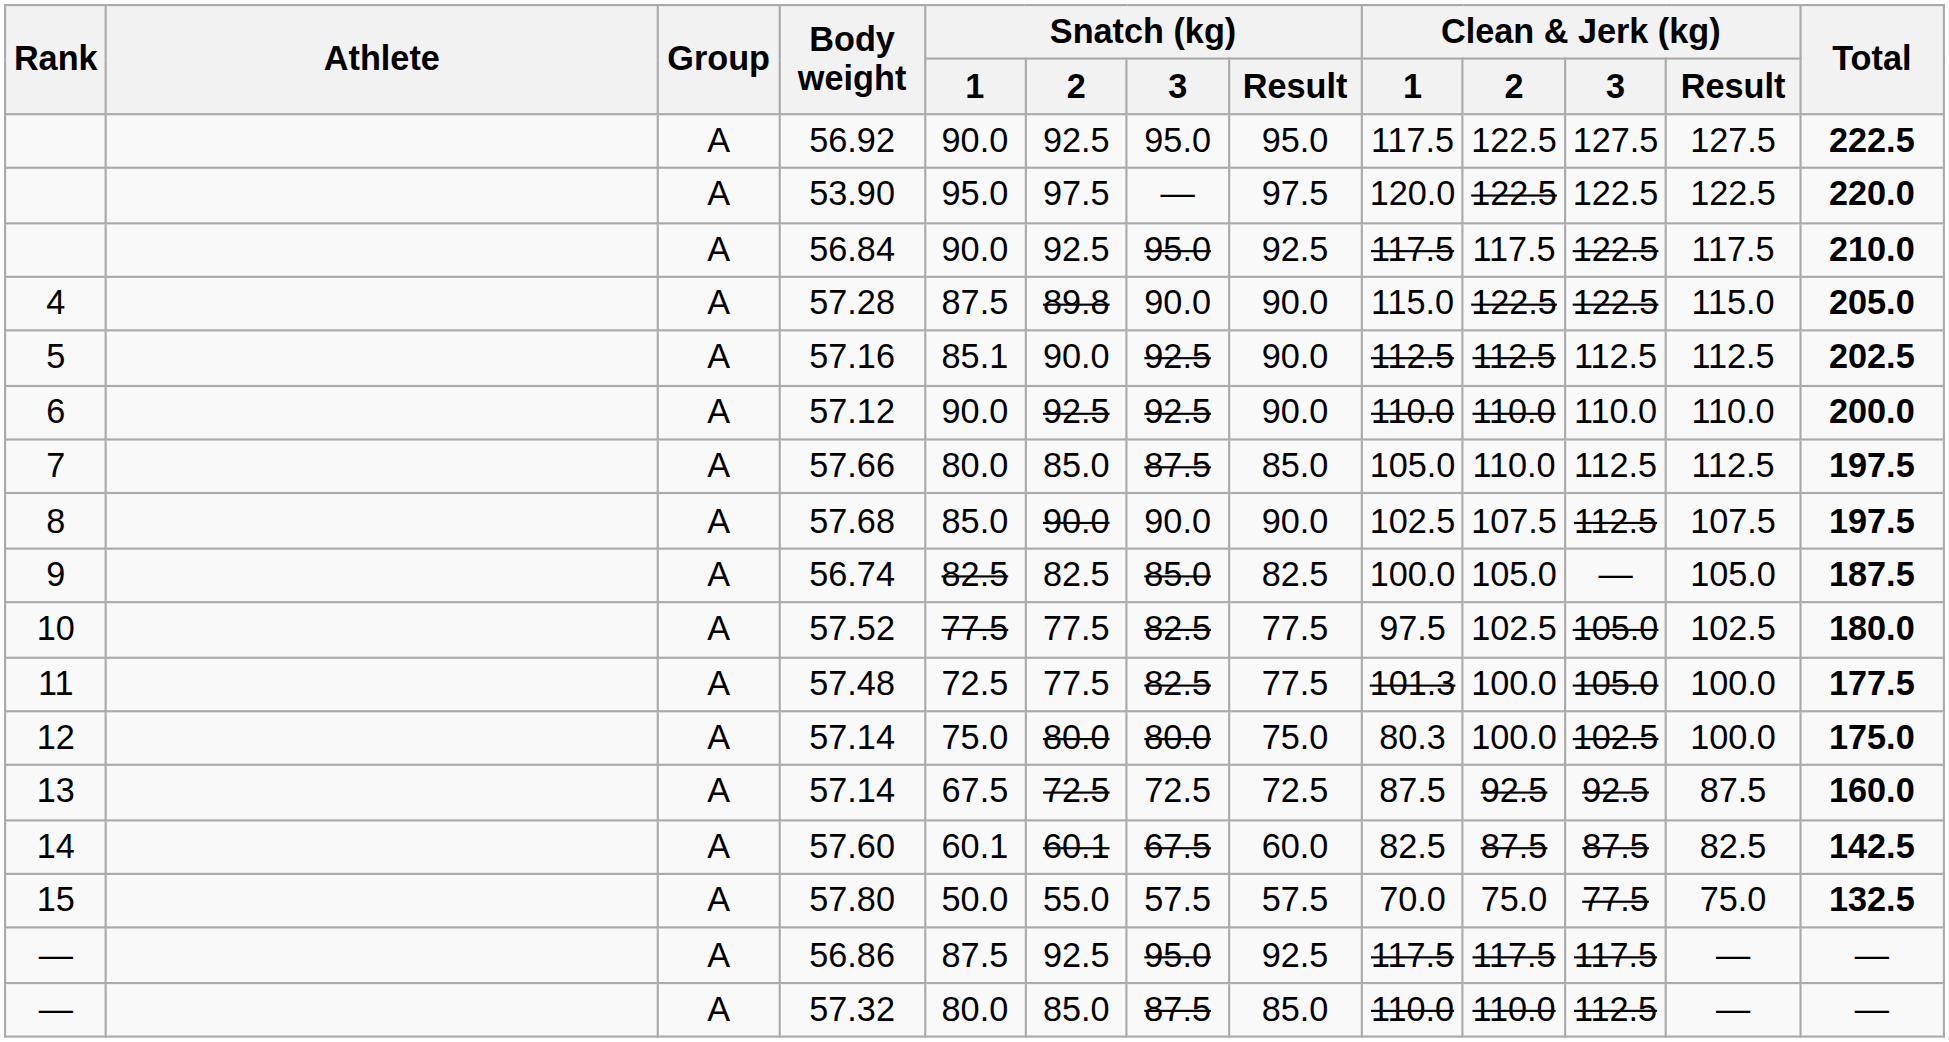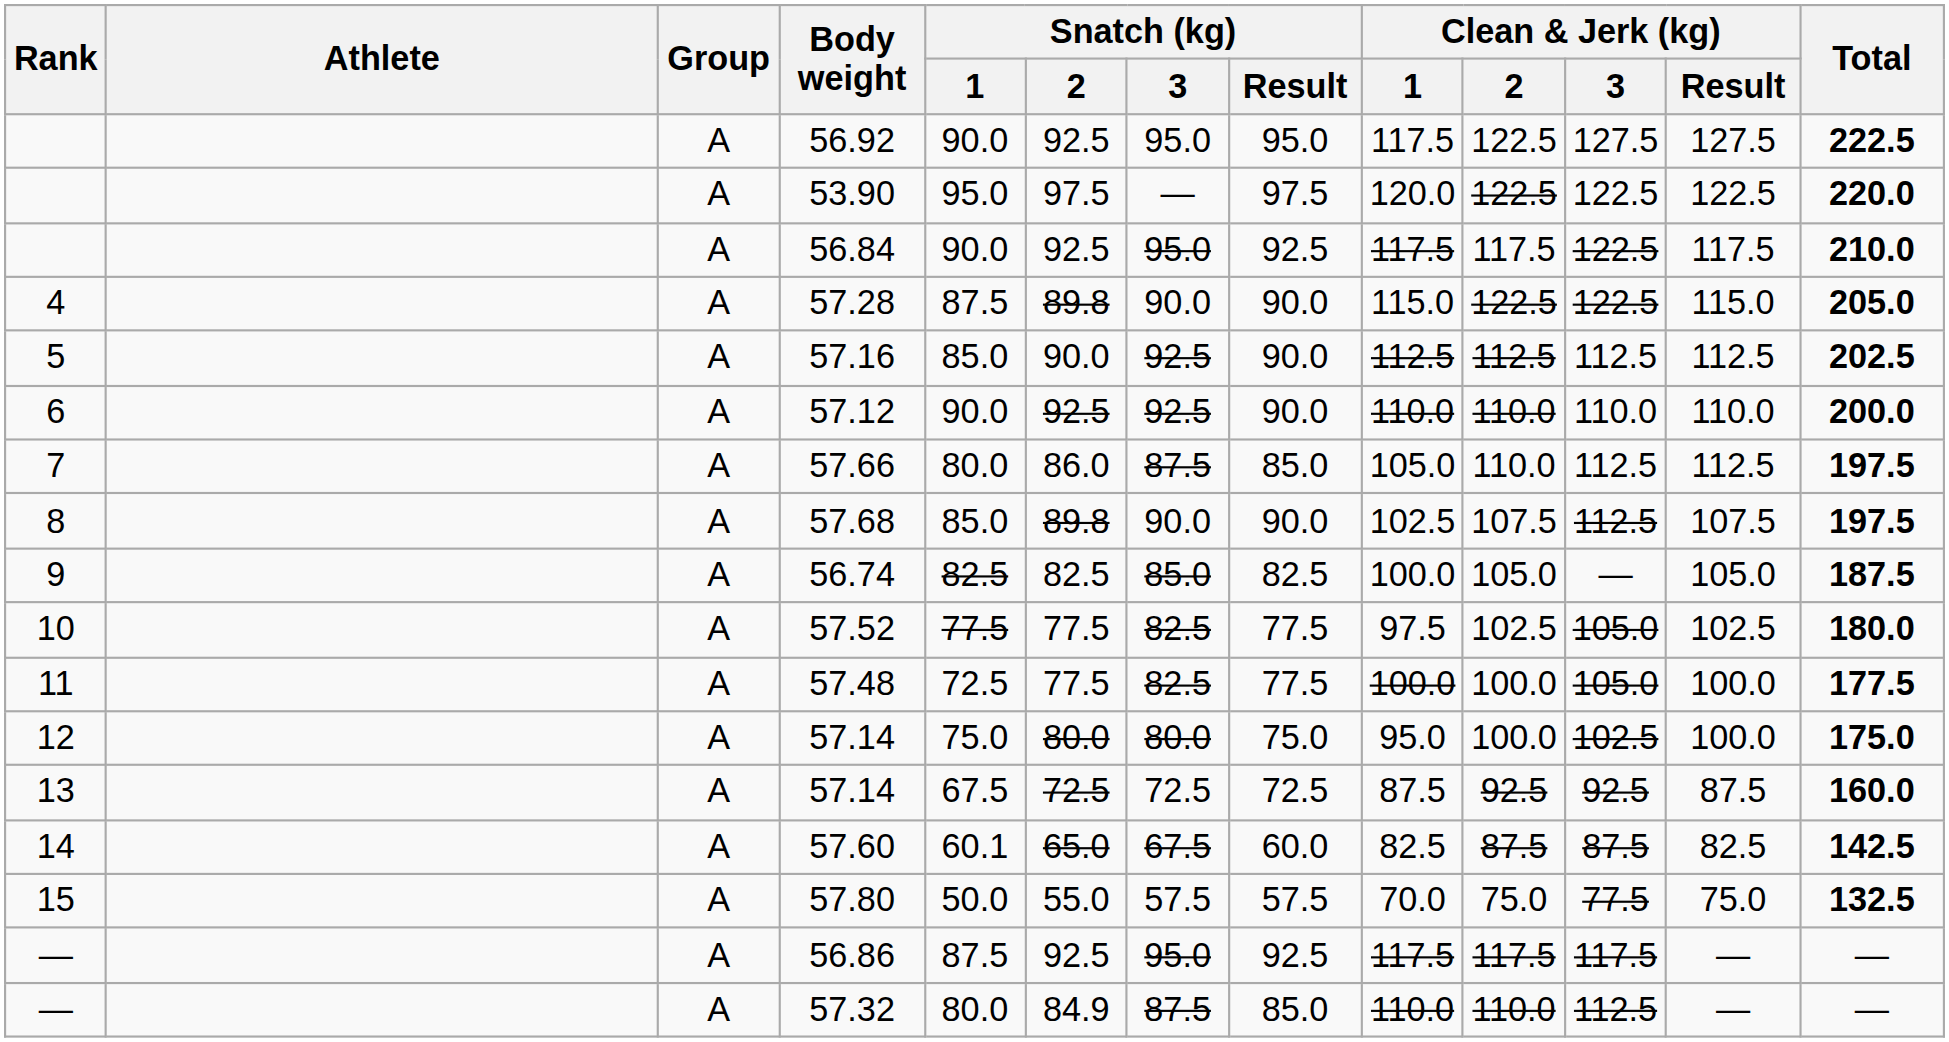(975, 357) 85.1 -> (975, 357) 85.0
(1076, 466) 85.0 -> (1076, 466) 86.0
(1076, 520) 90.0 -> (1076, 520) 89.8
(1413, 683) 101.3 -> (1413, 683) 100.0
(1413, 737) 80.3 -> (1413, 737) 95.0
(1076, 846) 60.1 -> (1076, 846) 65.0
(1076, 1009) 85.0 -> (1076, 1009) 84.9
